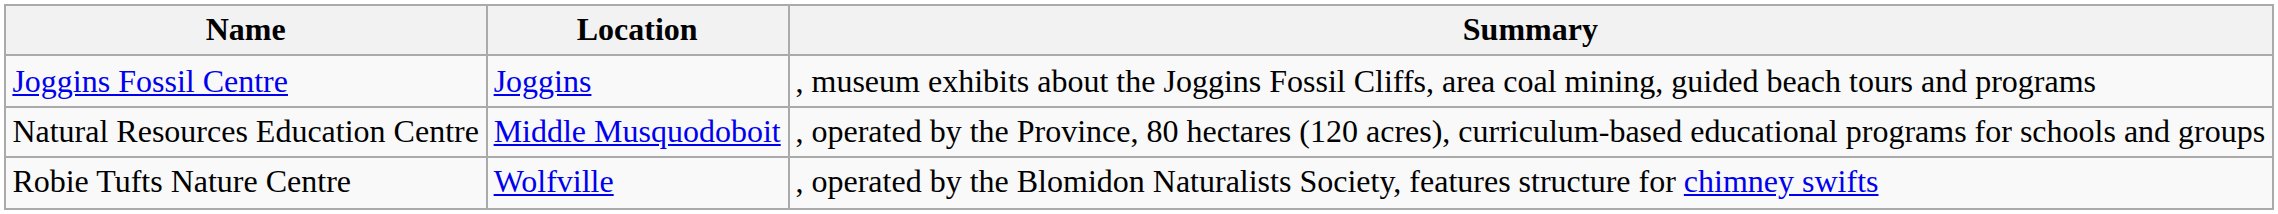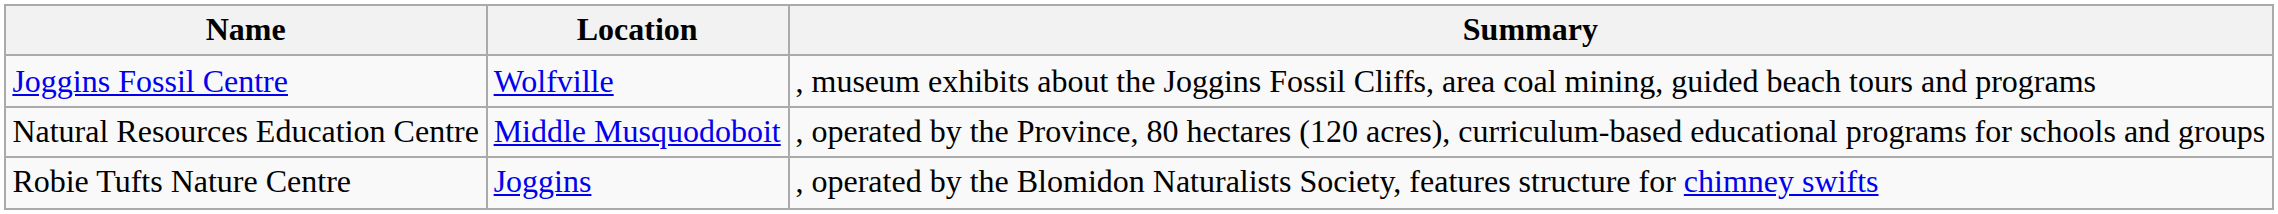(543, 80) Joggins -> (554, 80) Wolfville
(554, 182) Wolfville -> (543, 182) Joggins
